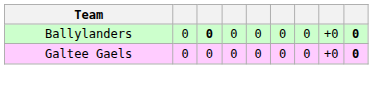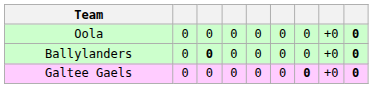+ row: (89, 34)
(307, 54) normal -> (307, 73) bold
